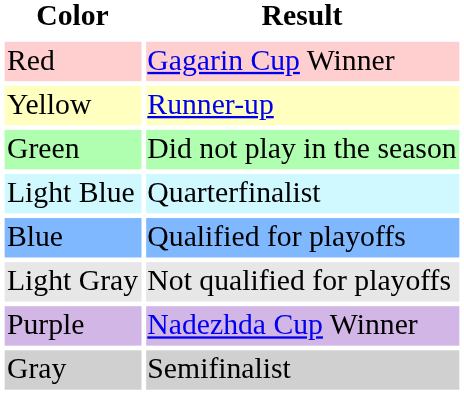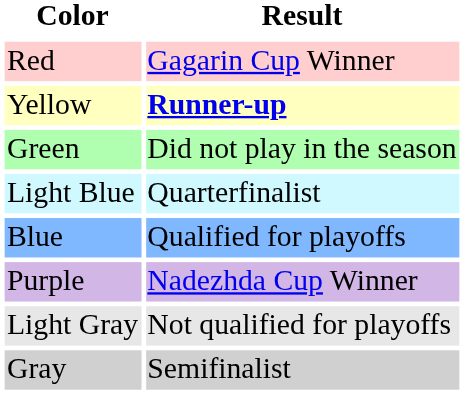(211, 104) normal -> (217, 104) bold
rows swapped: (46, 325) <-> (73, 281)
